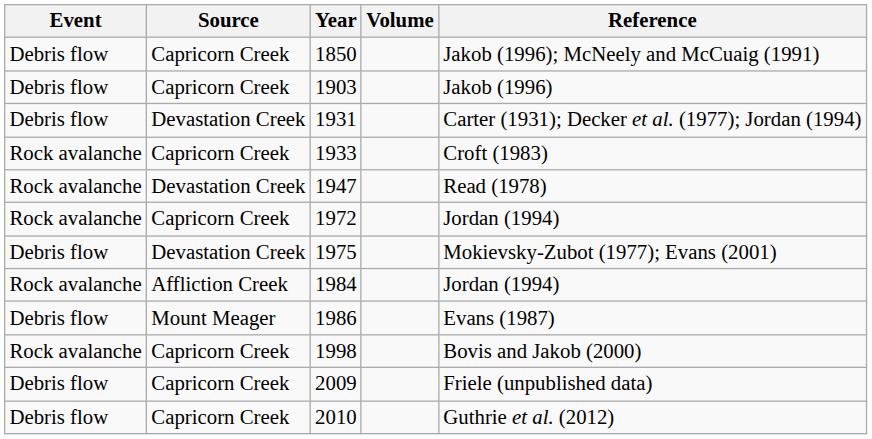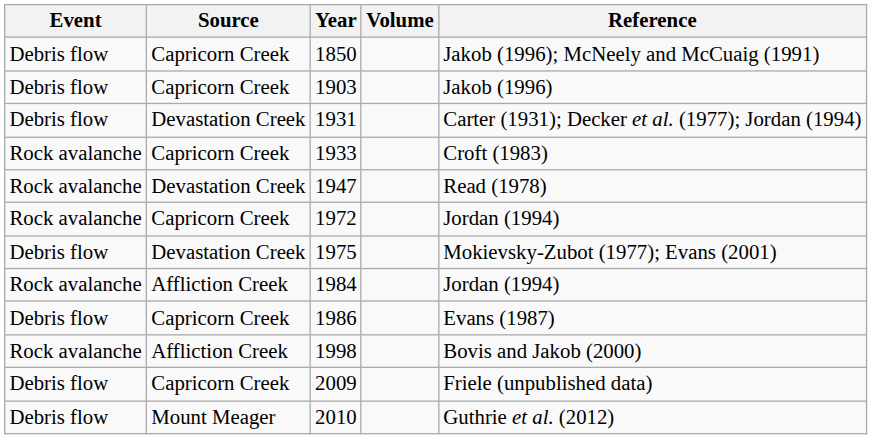(213, 317) Mount Meager -> (220, 317) Capricorn Creek
(220, 350) Capricorn Creek -> (220, 350) Affliction Creek
(220, 416) Capricorn Creek -> (213, 416) Mount Meager
